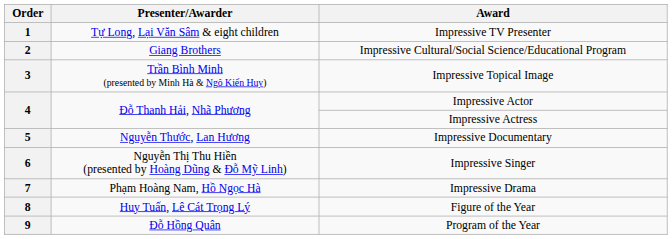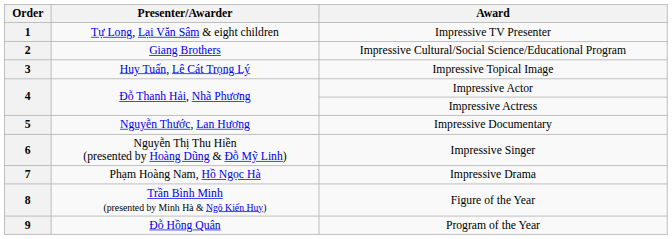(185, 75) Trần Bình Minh (presented by Minh Hà & Ngô Kiến Huy) -> (185, 69) Huy Tuấn, Lê Cát Trọng Lý
(185, 206) Huy Tuấn, Lê Cát Trọng Lý -> (185, 200) Trần Bình Minh (presented by Minh Hà & Ngô Kiến Huy)
